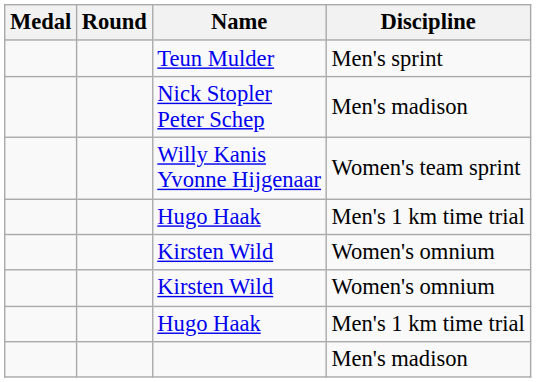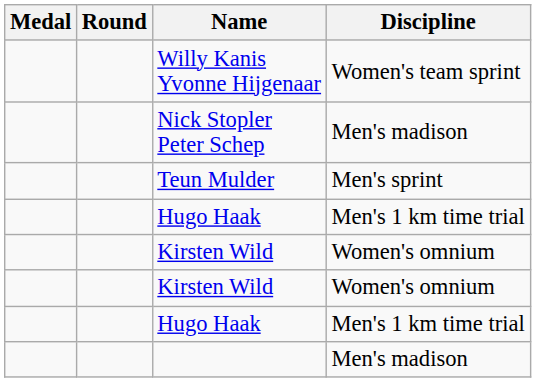rows swapped: (216, 58) <-> (239, 167)
